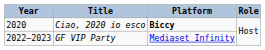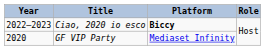(16, 25) 2020 -> (29, 25) 2022–2023
(29, 38) 2022–2023 -> (16, 38) 2020
